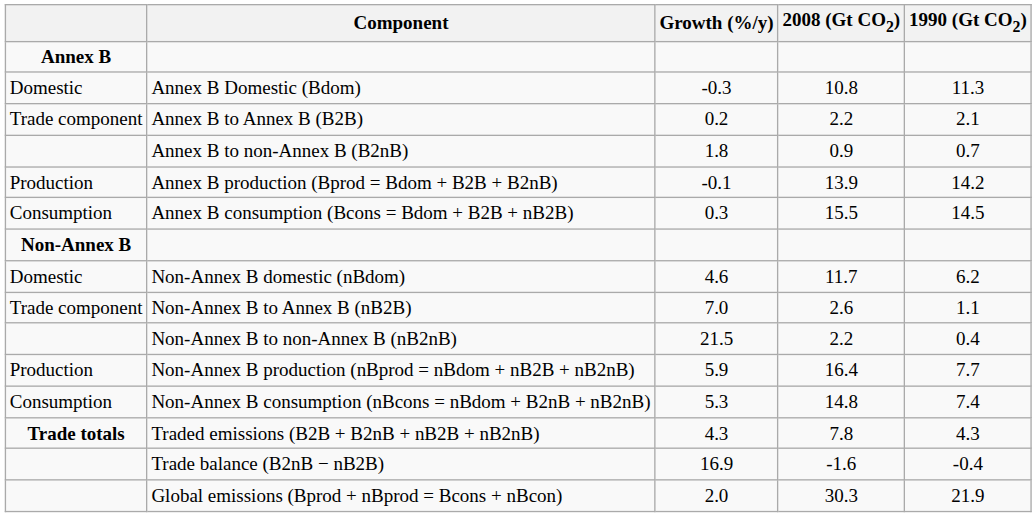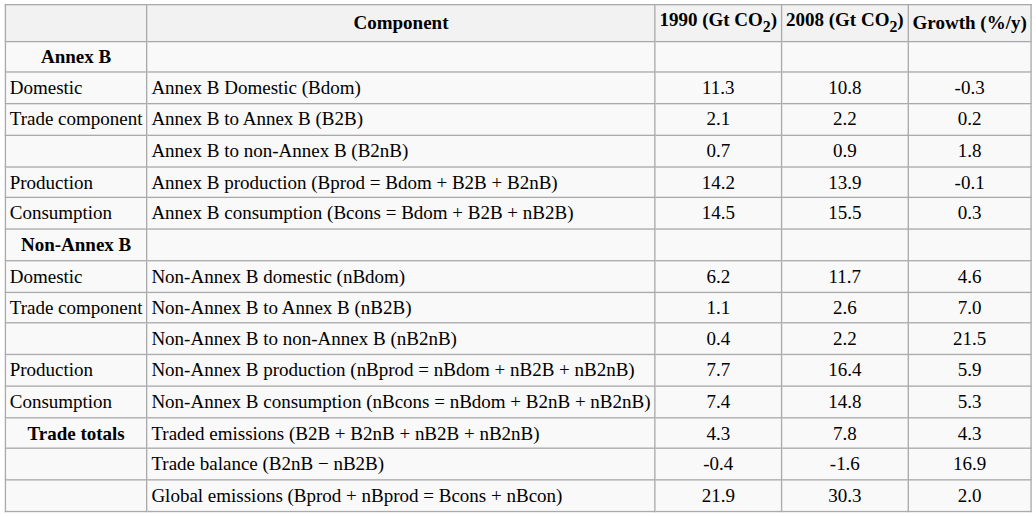columns swapped: (968, 23) <-> (717, 23)
